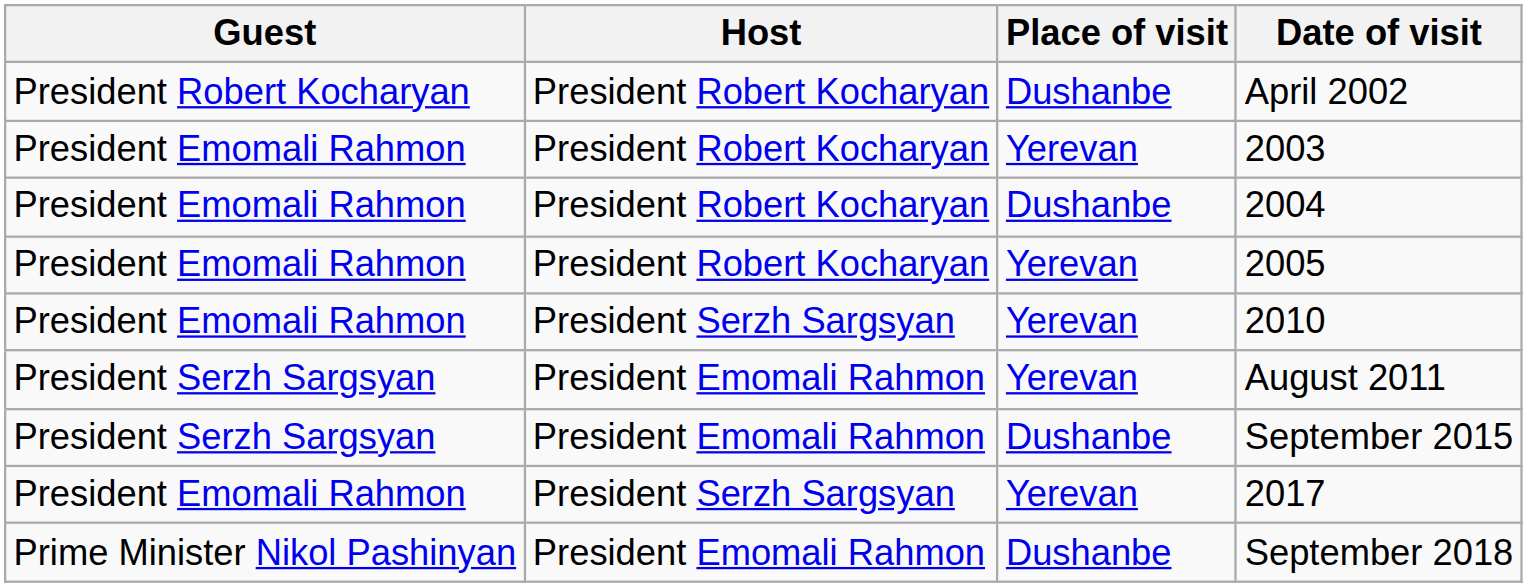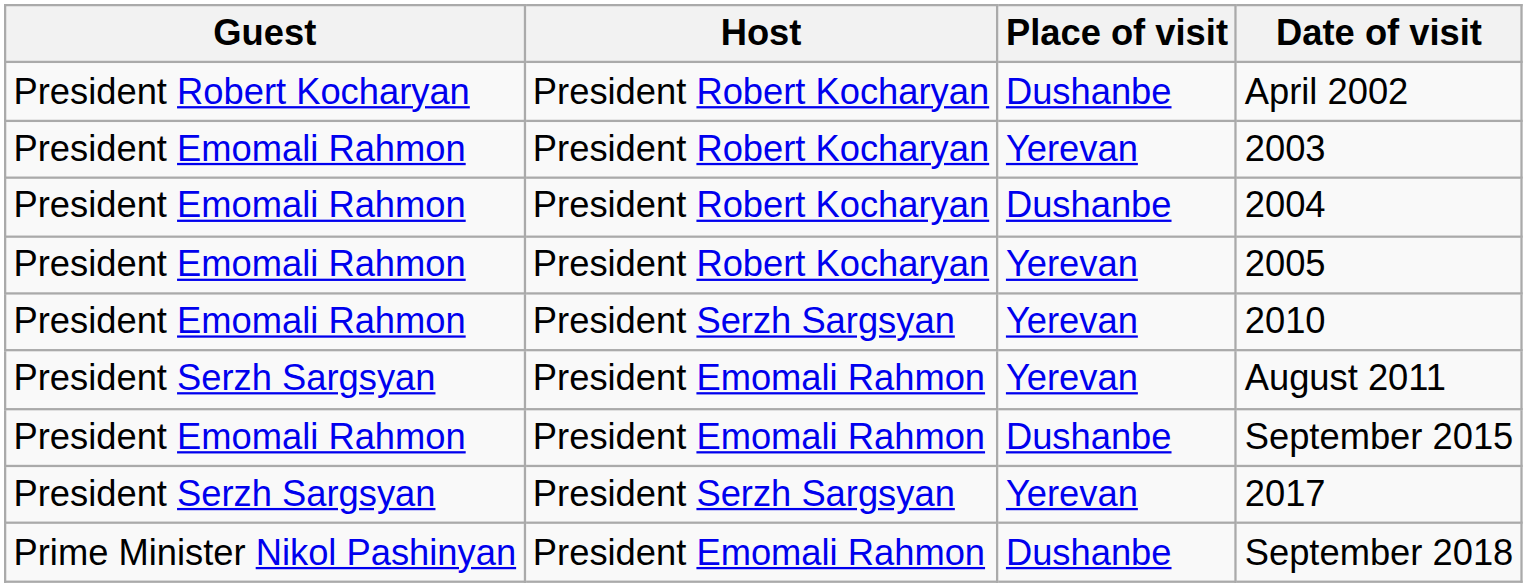(224, 436) President Serzh Sargsyan -> (240, 436) President Emomali Rahmon
(240, 494) President Emomali Rahmon -> (224, 494) President Serzh Sargsyan
